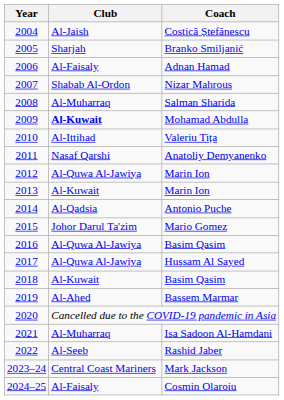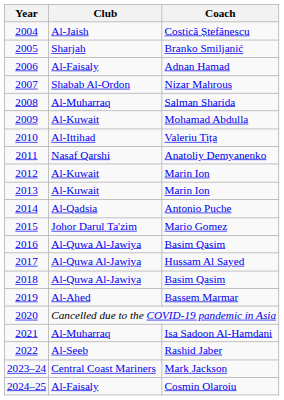(76, 119) bold -> (75, 119) normal
(96, 173) Al-Quwa Al-Jawiya -> (75, 173) Al-Kuwait
(75, 279) Al-Kuwait -> (96, 279) Al-Quwa Al-Jawiya
